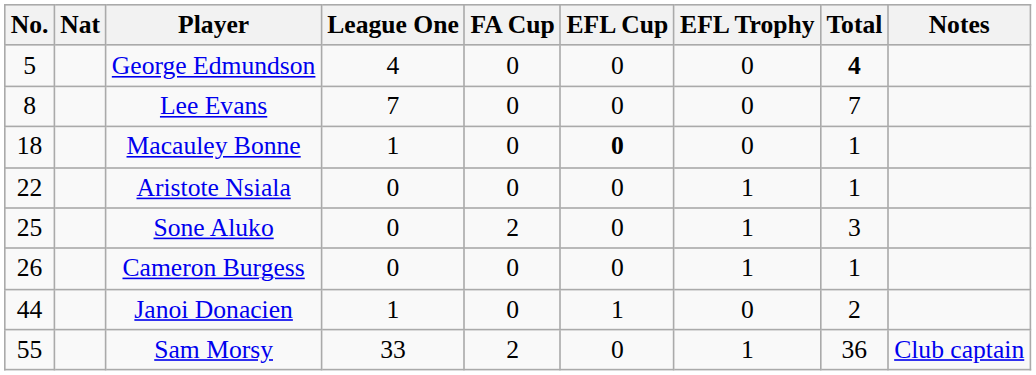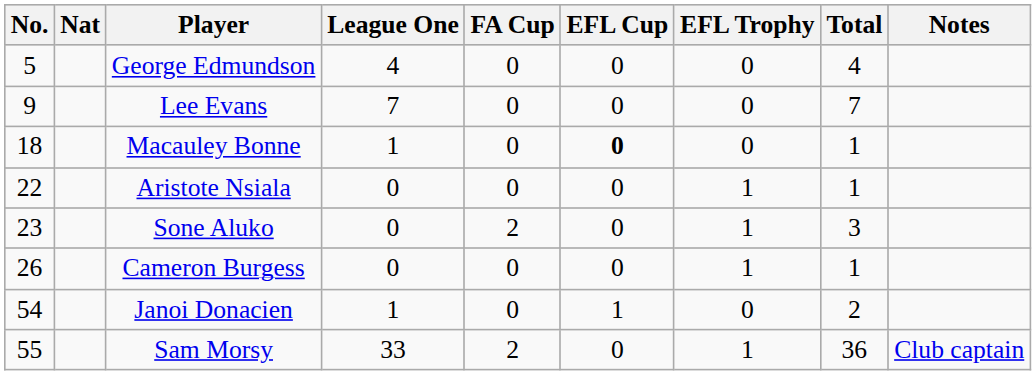(854, 65) bold -> (854, 65) normal
(30, 106) 8 -> (30, 106) 9
(30, 227) 25 -> (30, 227) 23
(30, 308) 44 -> (30, 308) 54
